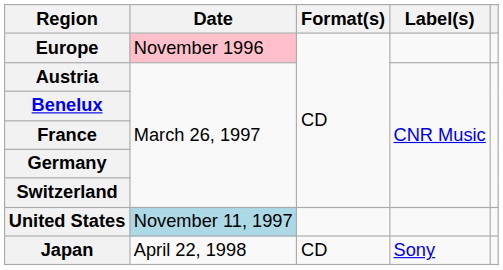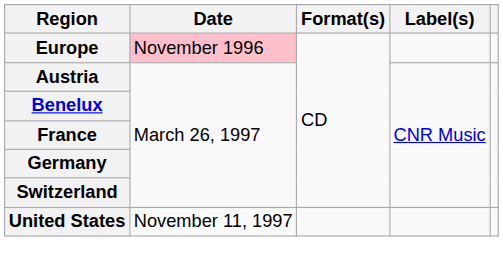(213, 221) lightblue background -> (213, 221) no background
- row: (67, 250)
